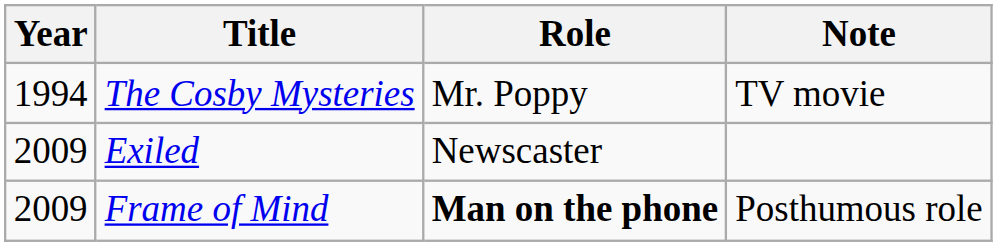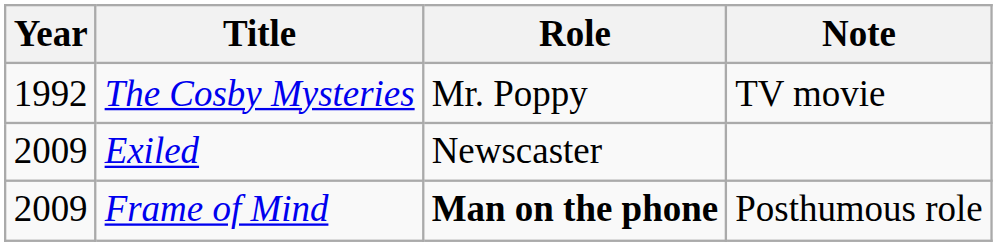(51, 92) 1994 -> (51, 92) 1992
